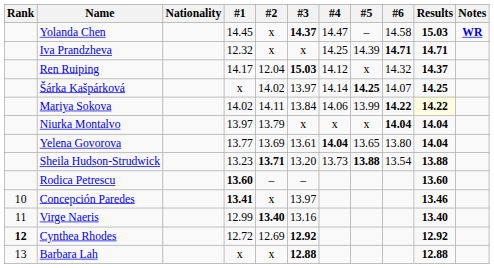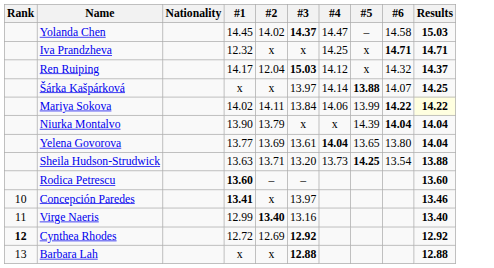- column: (472, 13)
(271, 32) x -> (271, 32) 14.02
(366, 50) 14.39 -> (366, 50) x
(271, 87) 14.02 -> (271, 87) x
(366, 87) 14.25 -> (366, 87) 13.88
(240, 124) 13.97 -> (240, 124) 13.90
(366, 124) x -> (366, 124) 14.39
(240, 161) 13.23 -> (240, 161) 13.63
(271, 161) bold -> (271, 161) normal
(366, 161) 13.88 -> (366, 161) 14.25
